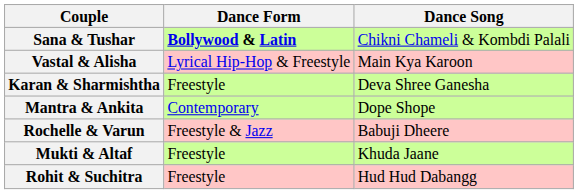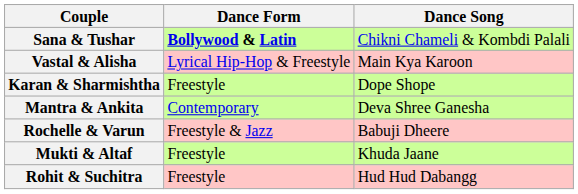(423, 85) Deva Shree Ganesha -> (396, 85) Dope Shope
(396, 108) Dope Shope -> (423, 108) Deva Shree Ganesha
